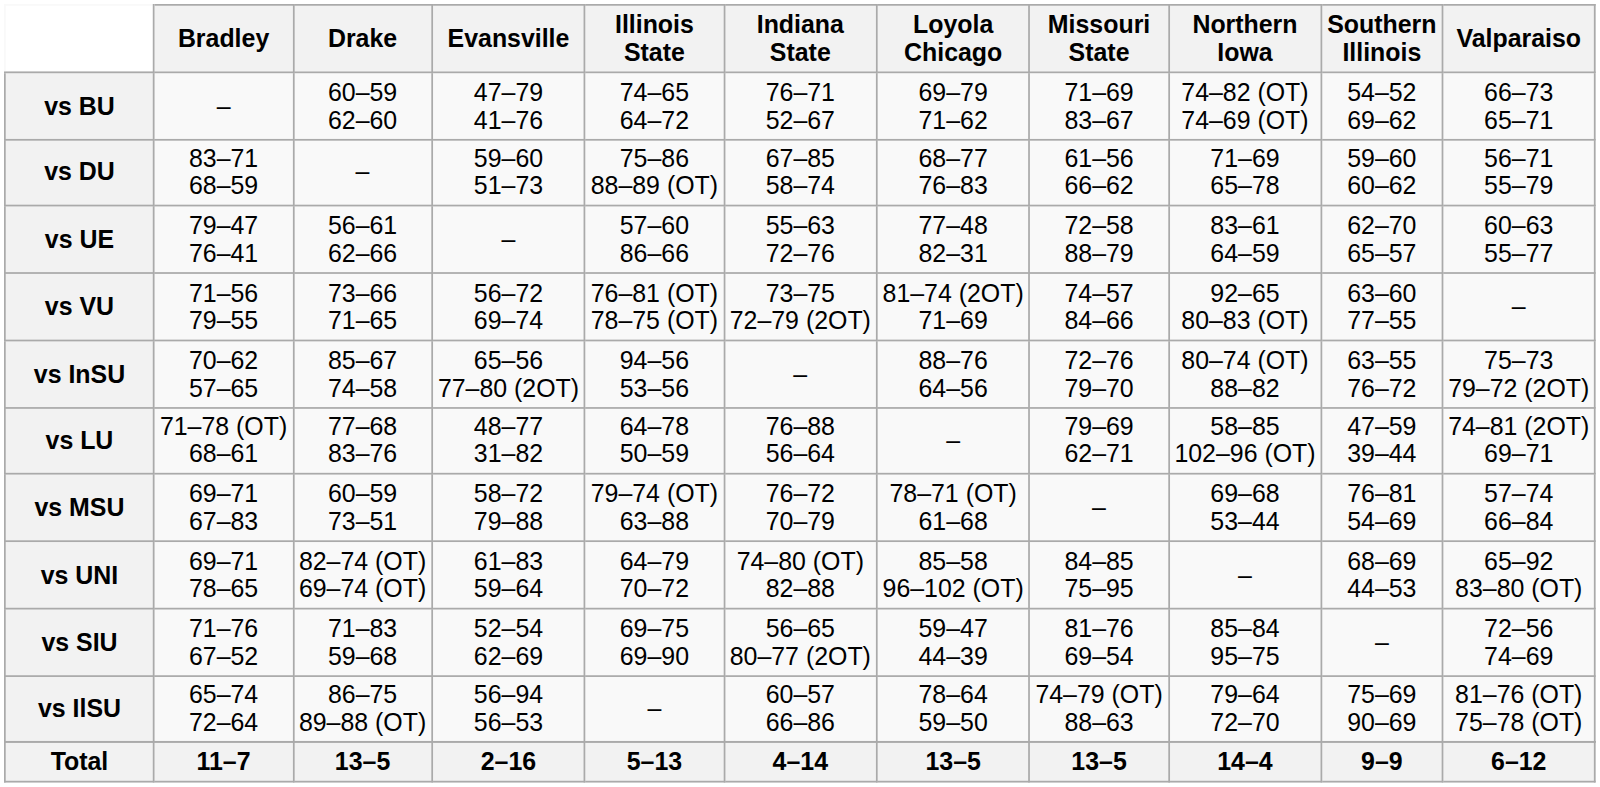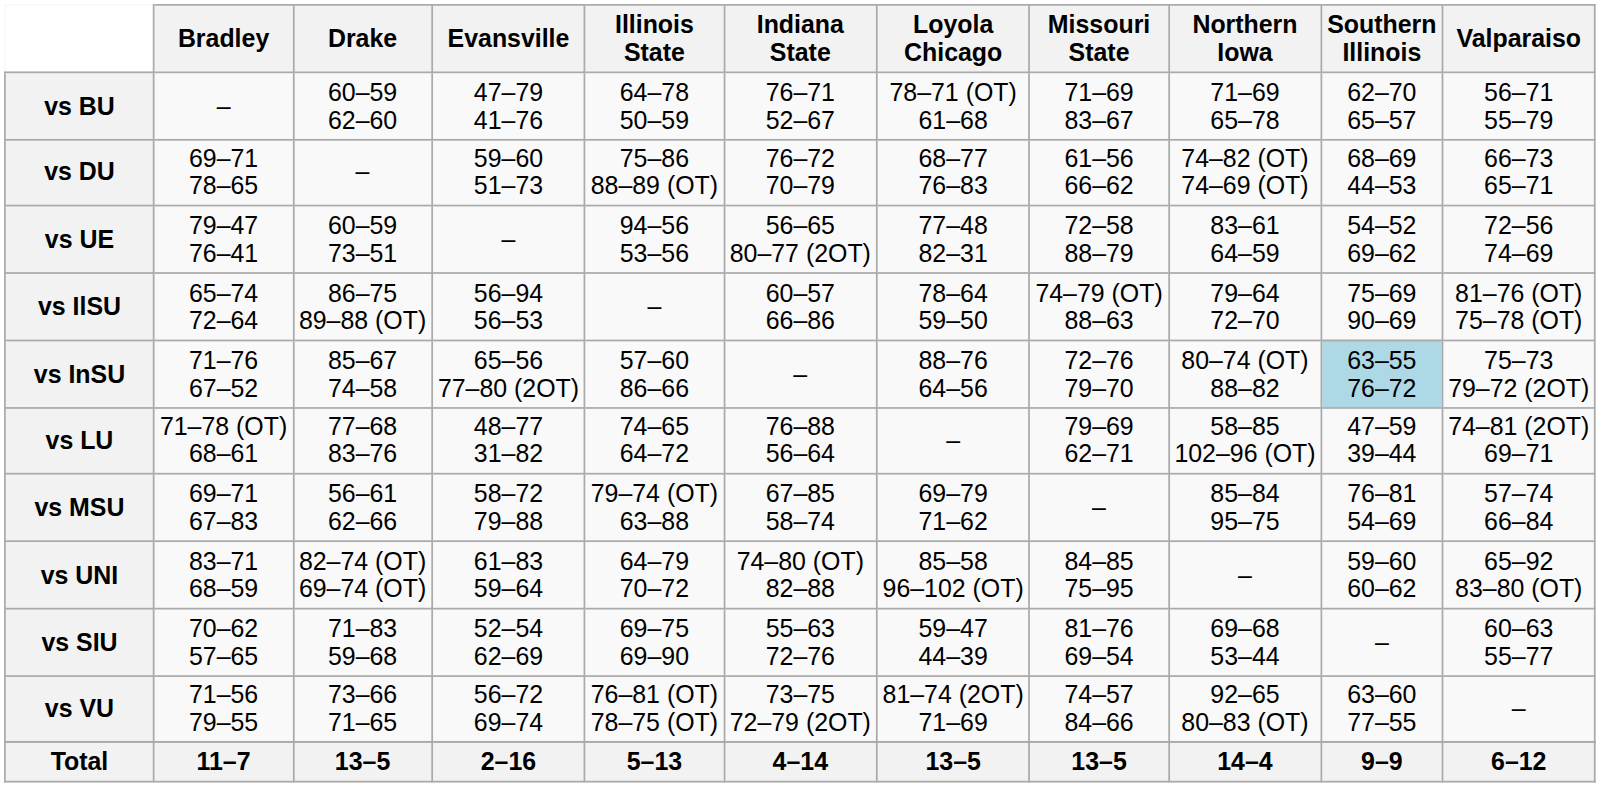(654, 106) 74–65 64–72 -> (654, 106) 64–78 50–59
(953, 106) 69–79 71–62 -> (953, 106) 78–71 (OT) 61–68
(1245, 106) 74–82 (OT) 74–69 (OT) -> (1245, 106) 71–69 65–78
(1382, 106) 54–52 69–62 -> (1382, 106) 62–70 65–57
(1519, 106) 66–73 65–71 -> (1519, 106) 56–71 55–79
(224, 173) 83–71 68–59 -> (224, 173) 69–71 78–65
(800, 173) 67–85 58–74 -> (800, 173) 76–72 70–79
(1245, 173) 71–69 65–78 -> (1245, 173) 74–82 (OT) 74–69 (OT)
(1382, 173) 59–60 60–62 -> (1382, 173) 68–69 44–53
(1519, 173) 56–71 55–79 -> (1519, 173) 66–73 65–71
(363, 240) 56–61 62–66 -> (363, 240) 60–59 73–51
(654, 240) 57–60 86–66 -> (654, 240) 94–56 53–56
(800, 240) 55–63 72–76 -> (800, 240) 56–65 80–77 (2OT)
(1382, 240) 62–70 65–57 -> (1382, 240) 54–52 69–62
(1519, 240) 60–63 55–77 -> (1519, 240) 72–56 74–69
rows swapped: (79, 709) <-> (79, 307)
(224, 374) 70–62 57–65 -> (224, 374) 71–76 67–52
(654, 374) 94–56 53–56 -> (654, 374) 57–60 86–66
(1382, 374) no background -> (1382, 374) lightblue background
(654, 441) 64–78 50–59 -> (654, 441) 74–65 64–72
(363, 508) 60–59 73–51 -> (363, 508) 56–61 62–66
(800, 508) 76–72 70–79 -> (800, 508) 67–85 58–74
(953, 508) 78–71 (OT) 61–68 -> (953, 508) 69–79 71–62
(1245, 508) 69–68 53–44 -> (1245, 508) 85–84 95–75
(224, 575) 69–71 78–65 -> (224, 575) 83–71 68–59
(1382, 575) 68–69 44–53 -> (1382, 575) 59–60 60–62
(224, 642) 71–76 67–52 -> (224, 642) 70–62 57–65
(800, 642) 56–65 80–77 (2OT) -> (800, 642) 55–63 72–76
(1245, 642) 85–84 95–75 -> (1245, 642) 69–68 53–44
(1519, 642) 72–56 74–69 -> (1519, 642) 60–63 55–77
